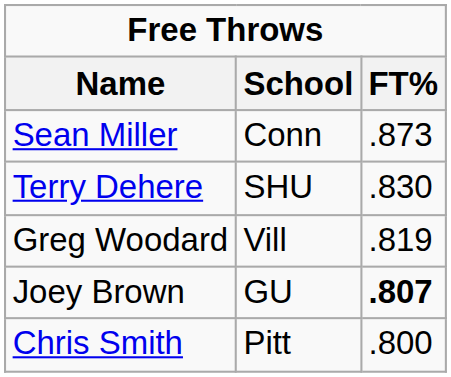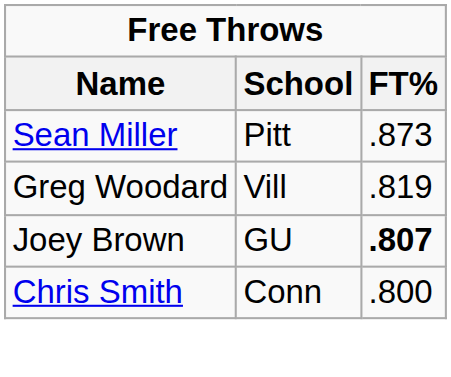(283, 135) Conn -> (267, 135) Pitt
- row: (108, 187)
(267, 344) Pitt -> (283, 291) Conn
